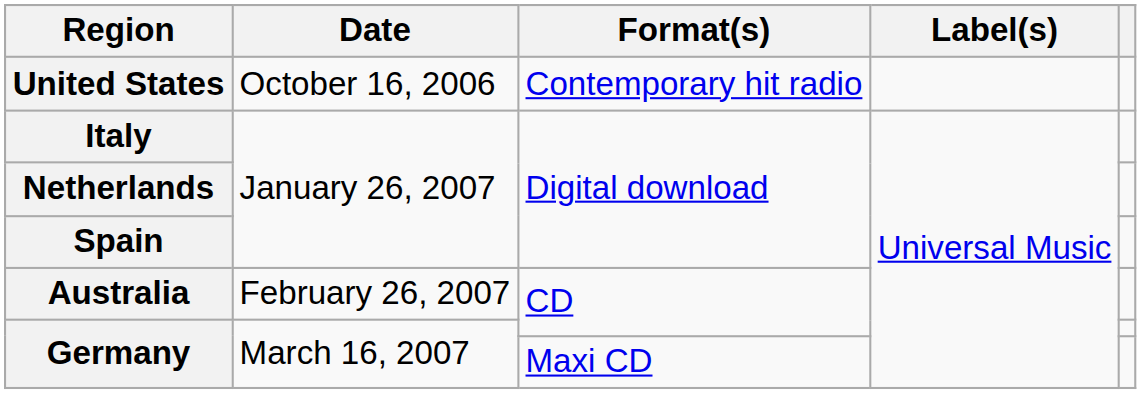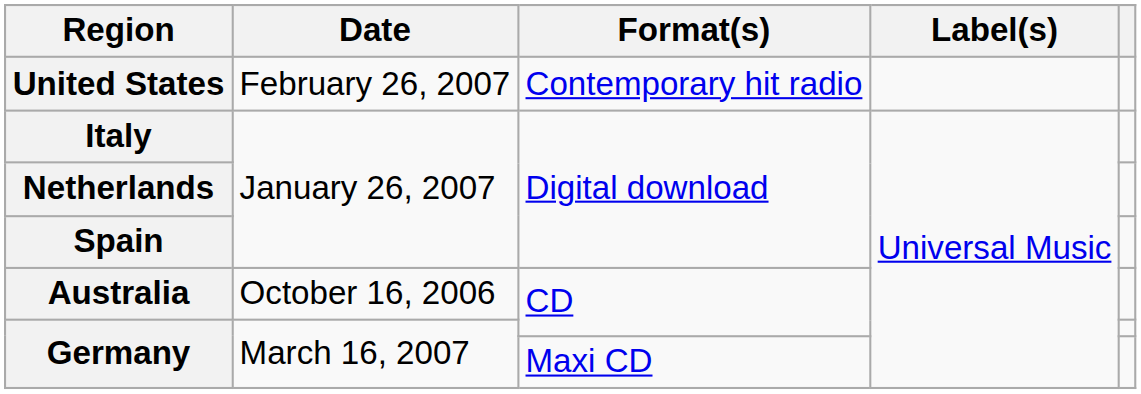(368, 83) October 16, 2006 -> (375, 83) February 26, 2007
(375, 293) February 26, 2007 -> (368, 293) October 16, 2006
